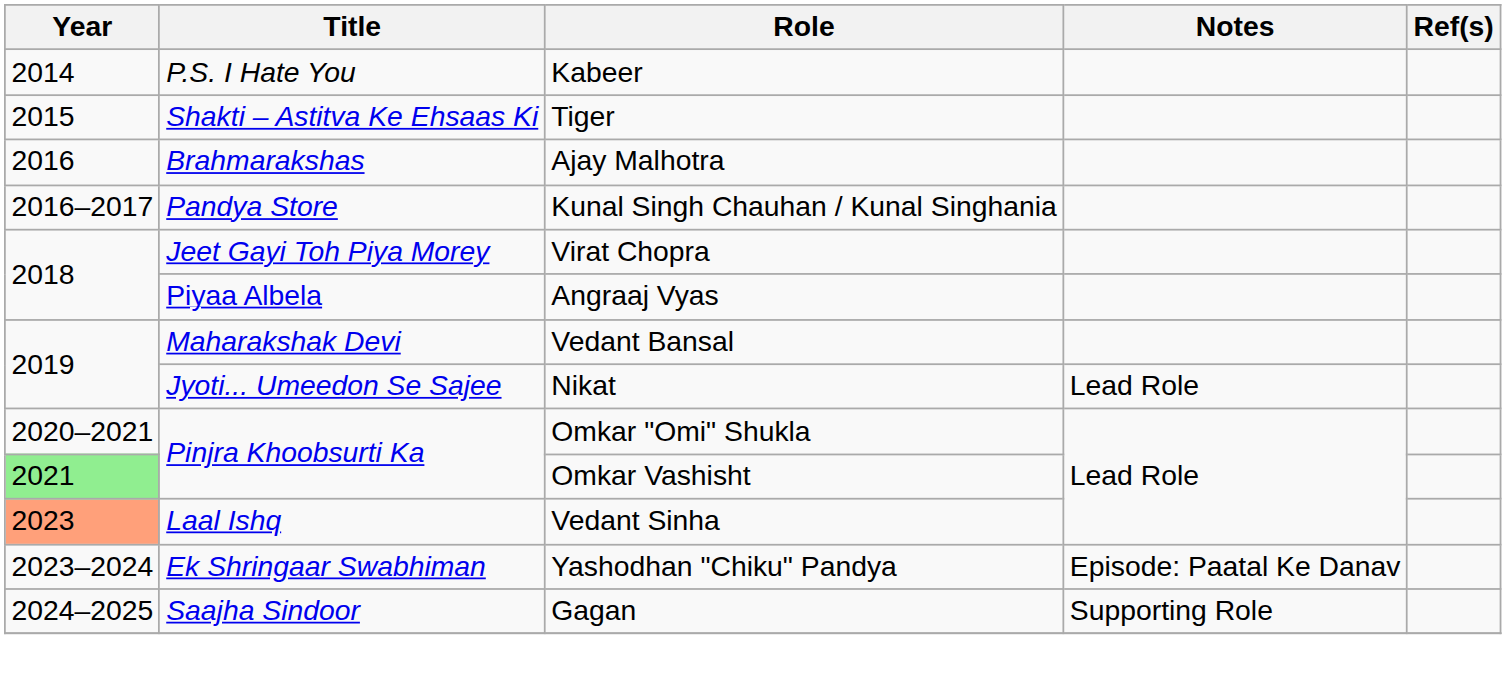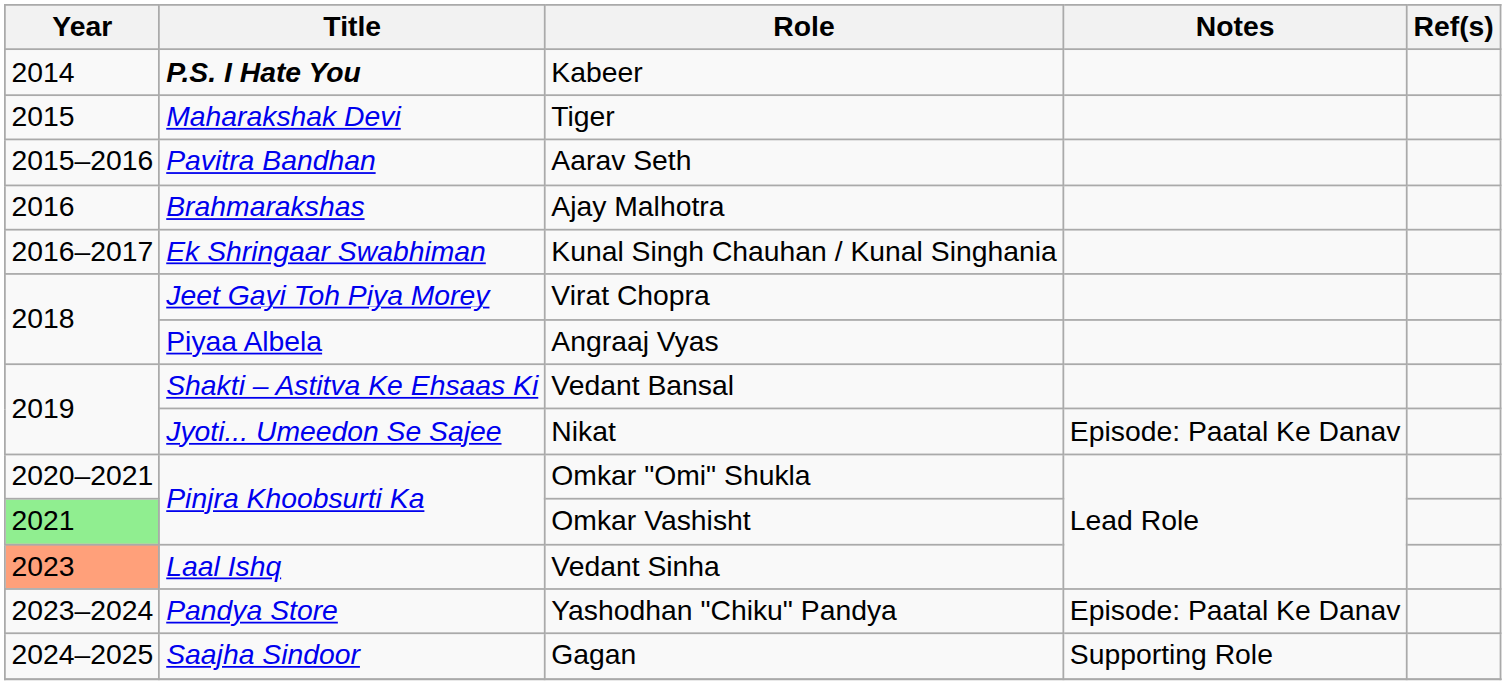(261, 71) normal -> (264, 71) bold
(352, 116) Shakti – Astitva Ke Ehsaas Ki -> (283, 116) Maharakshak Devi
+ row: (621, 161)
(252, 206) Pandya Store -> (326, 251) Ek Shringaar Swabhiman
(283, 341) Maharakshak Devi -> (352, 386) Shakti – Astitva Ke Ehsaas Ki
(1134, 386) Lead Role -> (1235, 431) Episode: Paatal Ke Danav
(326, 565) Ek Shringaar Swabhiman -> (252, 610) Pandya Store
